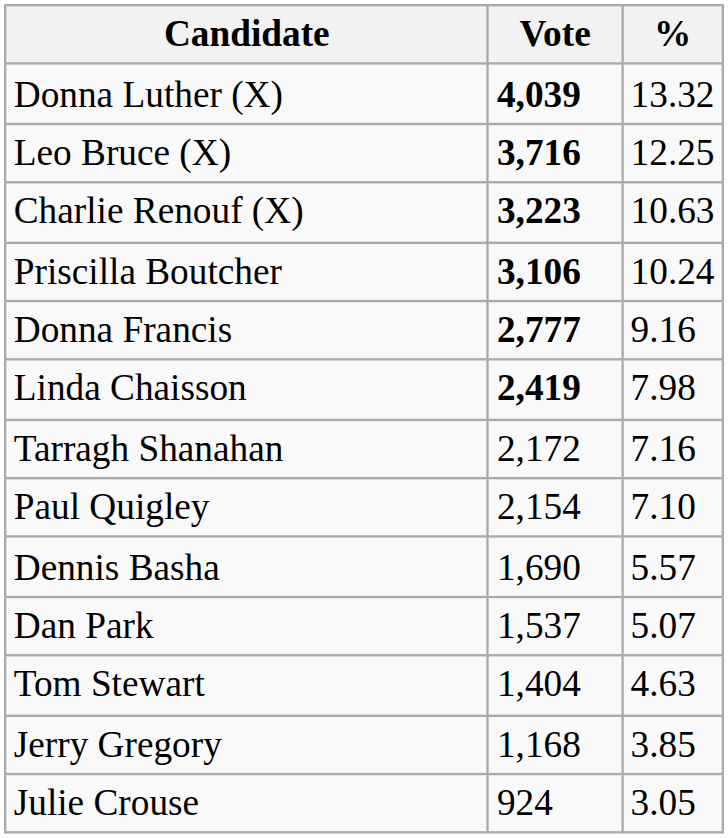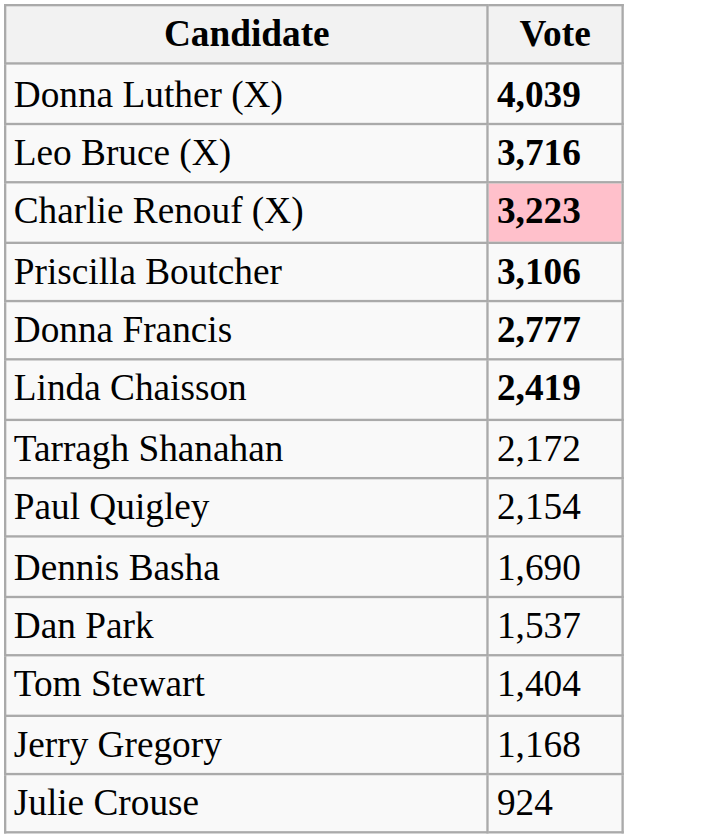- column: (673, 34)
(539, 211) no background -> (539, 211) pink background
